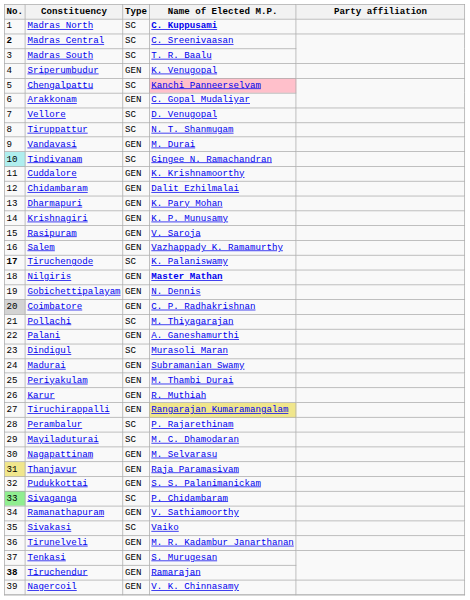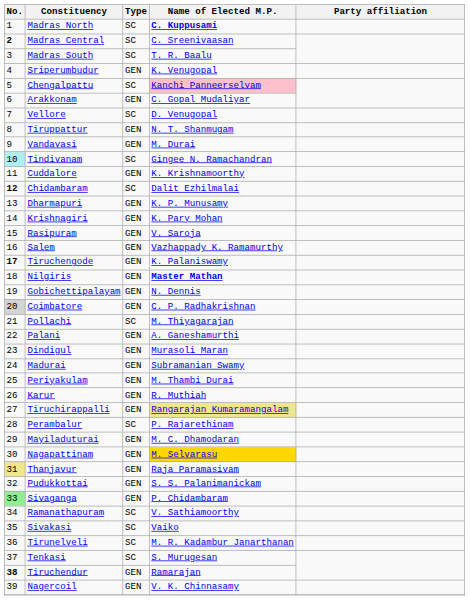(130, 130) SC -> (133, 130) GEN
(12, 189) normal -> (12, 189) bold
(133, 189) GEN -> (130, 189) SC
(187, 204) K. Pary Mohan -> (190, 204) K. P. Munusamy
(190, 219) K. P. Munusamy -> (187, 219) K. Pary Mohan
(130, 263) SC -> (133, 263) GEN
(130, 351) SC -> (133, 351) GEN
(130, 440) SC -> (133, 440) GEN
(184, 455) no background -> (184, 455) gold background
(130, 499) SC -> (133, 499) GEN
(133, 514) GEN -> (130, 514) SC
(133, 543) GEN -> (130, 543) SC
(133, 558) GEN -> (130, 558) SC
